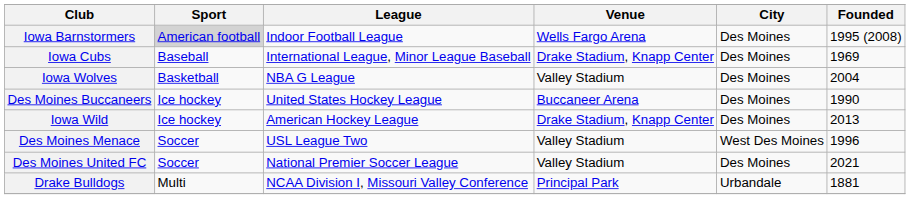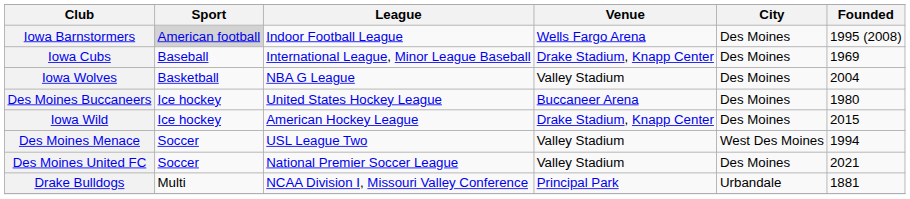(845, 99) 1990 -> (845, 99) 1980
(845, 120) 2013 -> (845, 120) 2015
(845, 141) 1996 -> (845, 141) 1994
